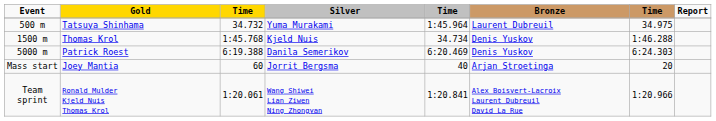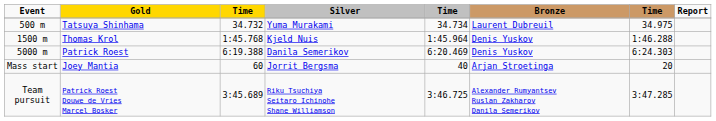(447, 25) 1:45.964 -> (453, 25) 34.734
(453, 39) 34.734 -> (447, 39) 1:45.964
+ row: (32, 95)
- row: (32, 95)
